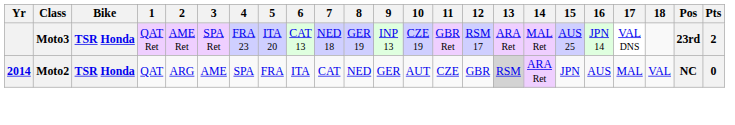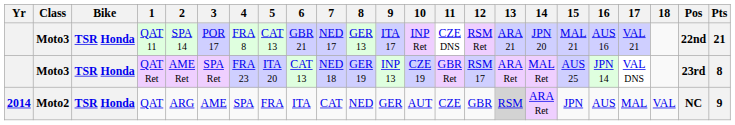+ row: (152, 39)
(713, 39) 2 -> (719, 71) 8
(713, 71) 0 -> (719, 103) 9
